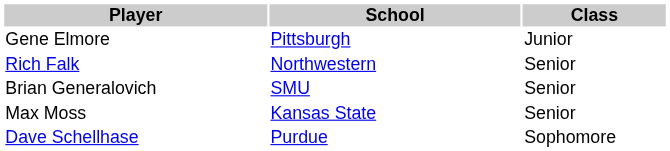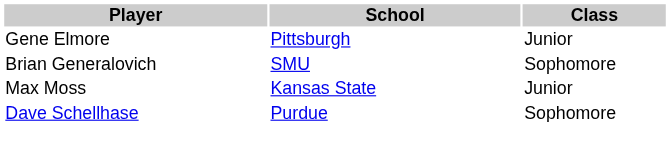- row: (42, 64)
(550, 88) Senior -> (570, 64) Sophomore
(550, 112) Senior -> (548, 88) Junior
